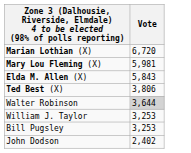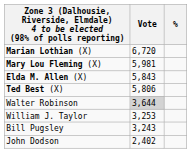+ column: (175, 24)
(144, 90) 3,806 -> (144, 90) 5,806
(144, 129) 3,253 -> (144, 129) 3,243
